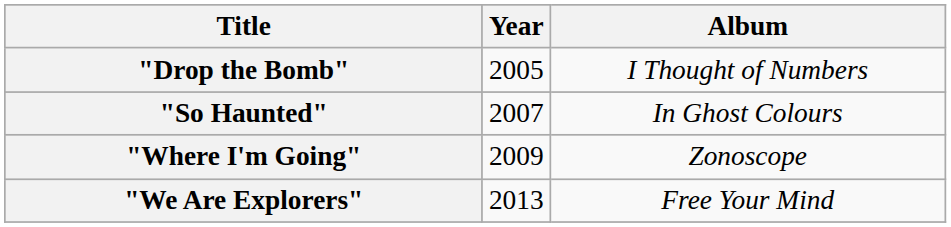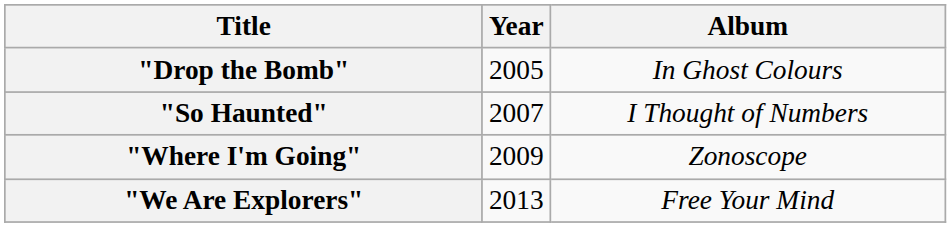(748, 69) I Thought of Numbers -> (748, 69) In Ghost Colours
(748, 112) In Ghost Colours -> (748, 112) I Thought of Numbers
